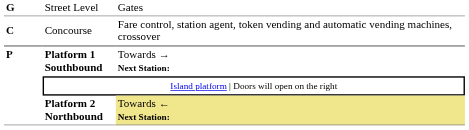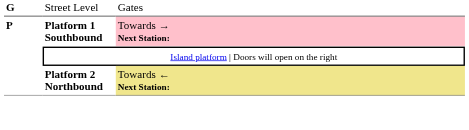- row: (68, 30)
(144, 61) no background -> (144, 31) pink background
